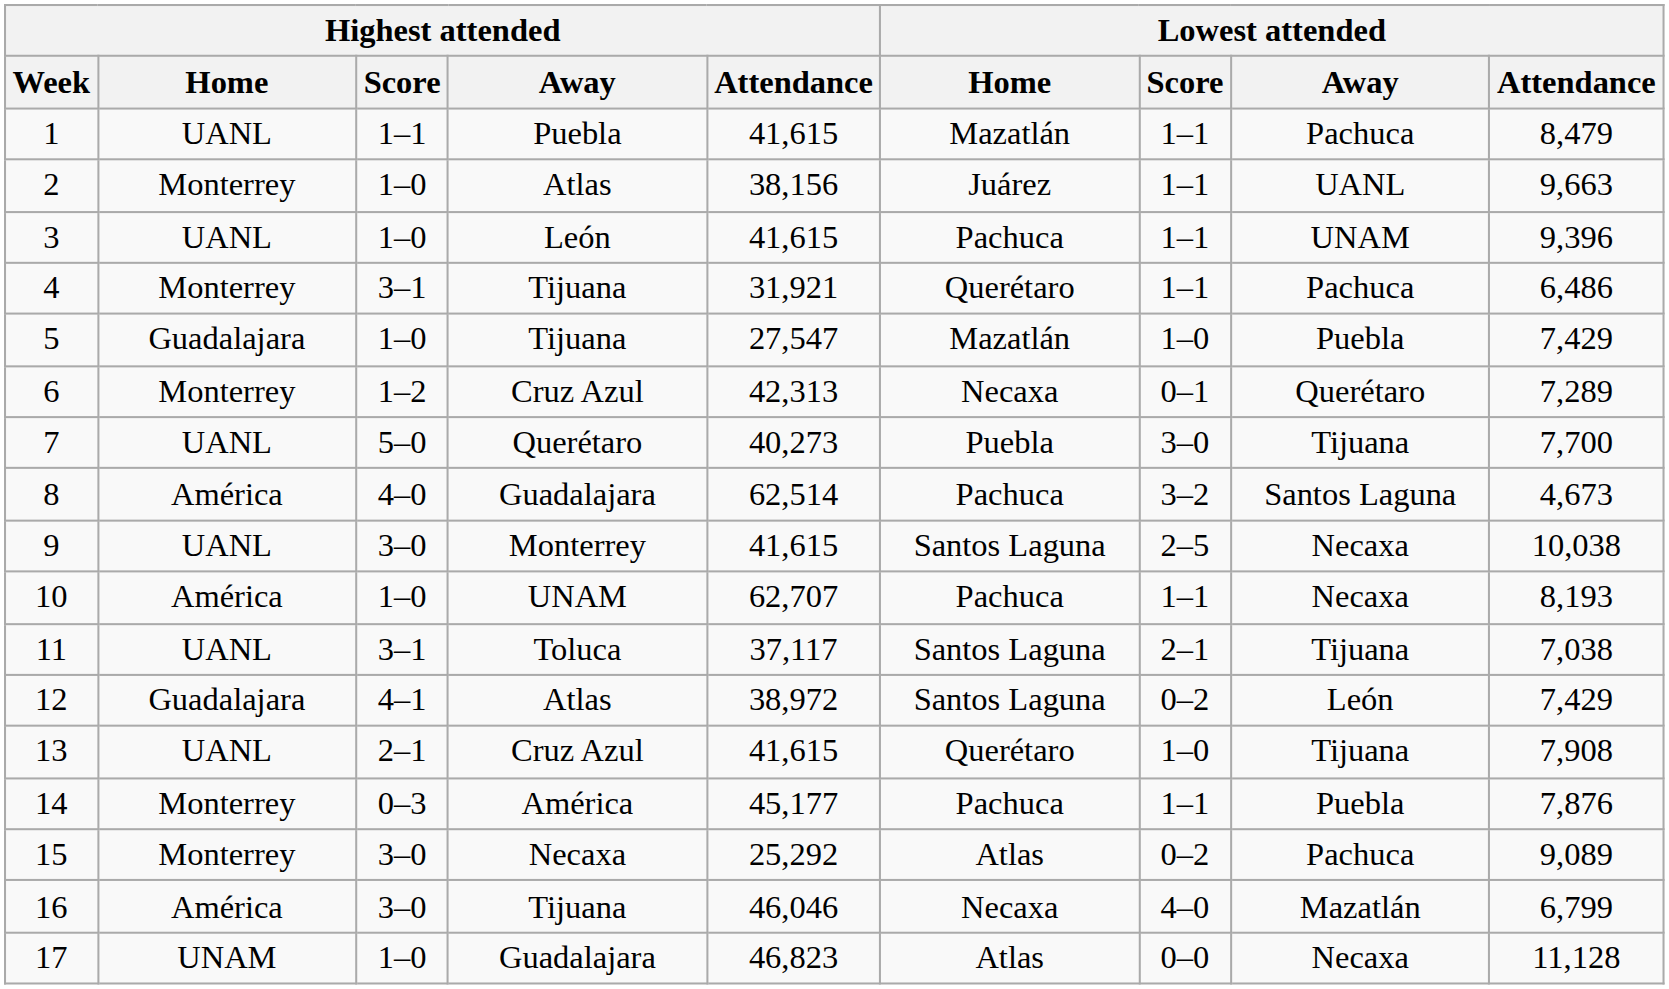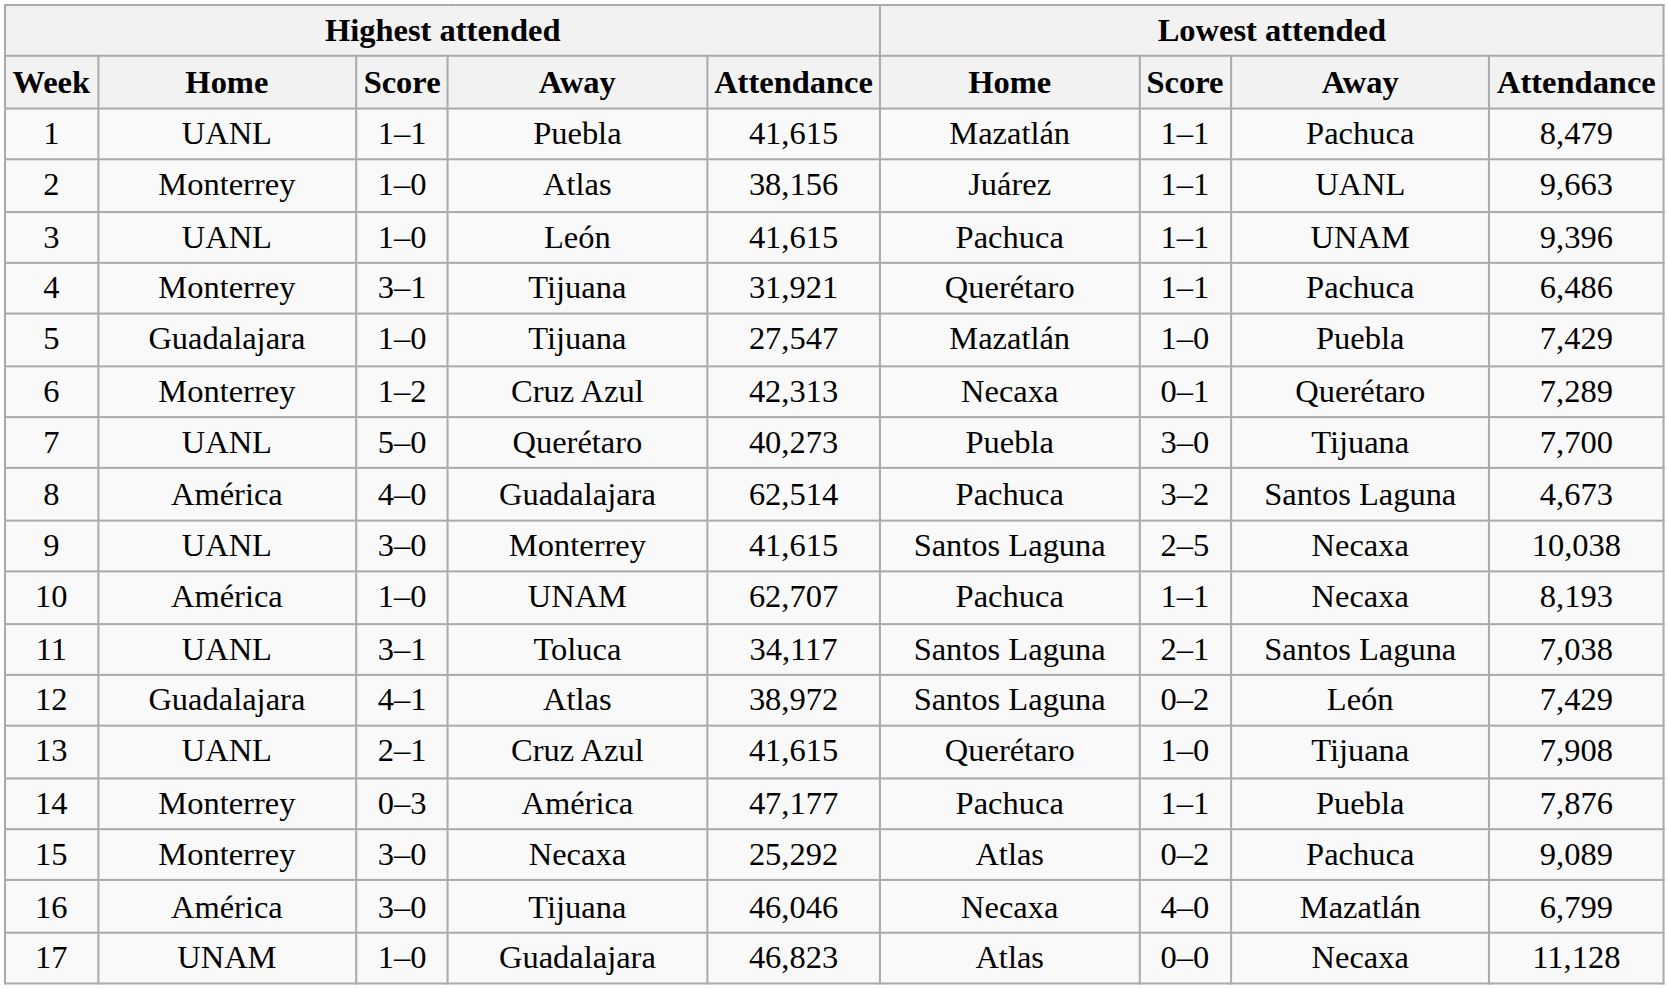(794, 648) 37,117 -> (794, 648) 34,117
(1360, 648) Tijuana -> (1360, 648) Santos Laguna
(794, 802) 45,177 -> (794, 802) 47,177
